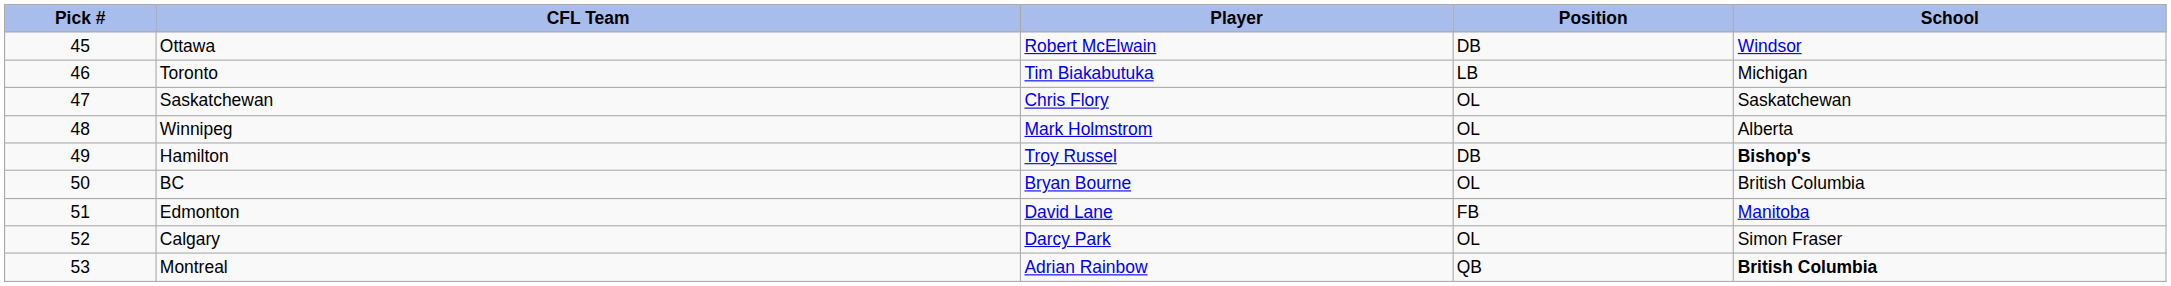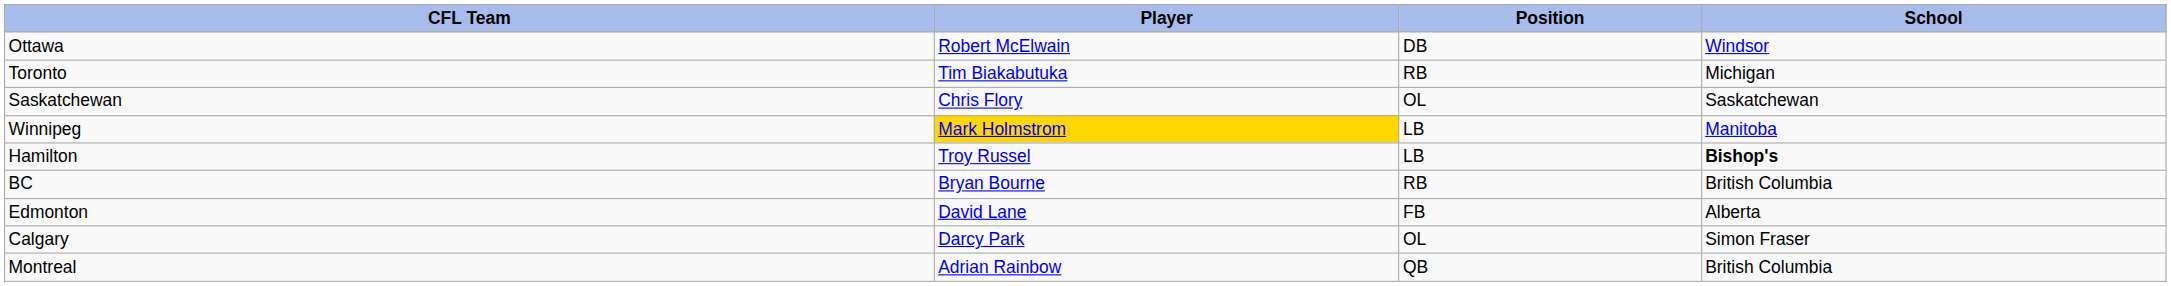- column: (80, 18)
(1467, 73) LB -> (1415, 73) RB
(1088, 128) no background -> (1002, 128) gold background
(1468, 128) OL -> (1414, 128) LB
(1765, 128) Alberta -> (1741, 128) Manitoba
(1469, 156) DB -> (1414, 156) LB
(1468, 184) OL -> (1415, 184) RB
(1774, 211) Manitoba -> (1733, 211) Alberta
(1807, 267) bold -> (1769, 267) normal
